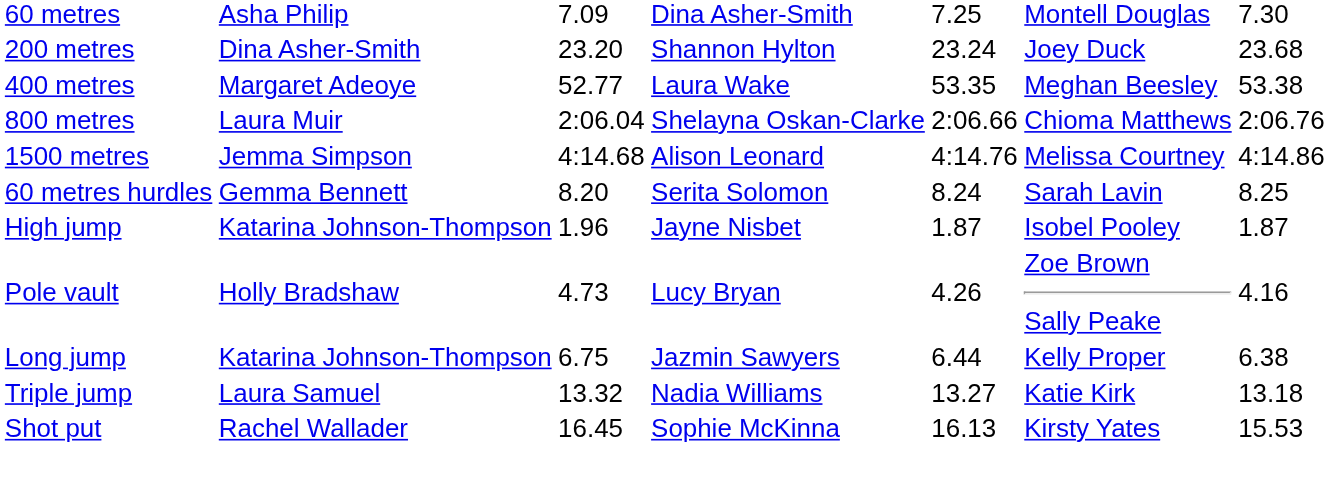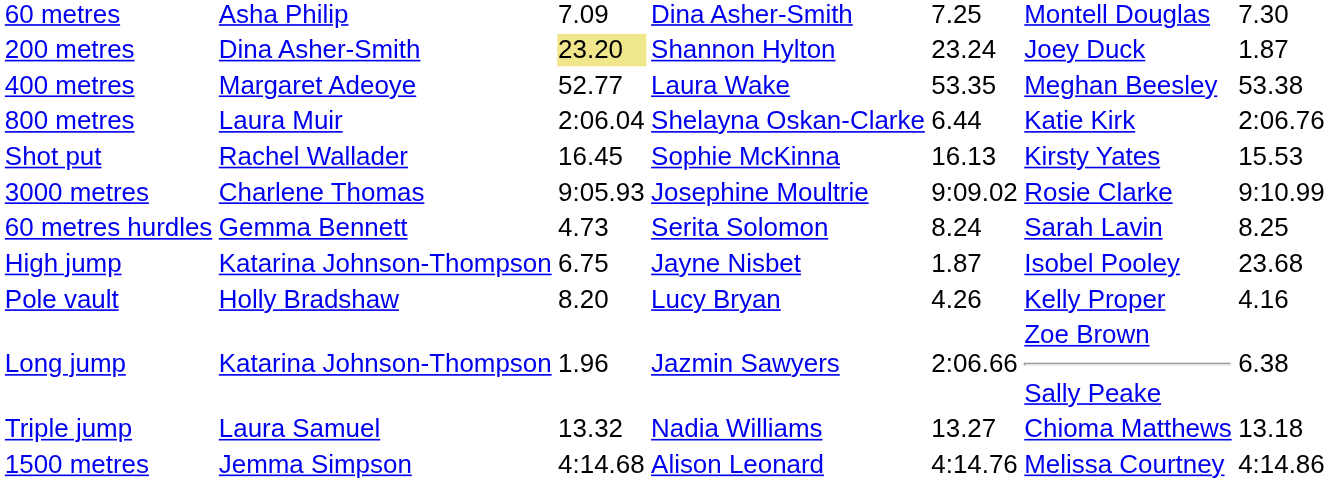(591, 49) no background -> (591, 49) khaki background
(1271, 49) 23.68 -> (1263, 49) 1.87
(975, 121) 2:06.66 -> (957, 121) 6.44
(1128, 121) Chioma Matthews -> (1080, 121) Katie Kirk
rows swapped: (77, 156) <-> (53, 428)
+ row: (77, 192)
(583, 192) 8.20 -> (583, 227) 4.73
(583, 227) 1.96 -> (583, 263) 6.75
(1263, 227) 1.87 -> (1271, 263) 23.68
(583, 292) 4.73 -> (583, 299) 8.20
(1128, 292) Zoe Brown Sally Peake -> (1095, 299) Kelly Proper
(583, 357) 6.75 -> (583, 364) 1.96
(957, 357) 6.44 -> (975, 364) 2:06.66
(1095, 357) Kelly Proper -> (1128, 364) Zoe Brown Sally Peake
(1080, 393) Katie Kirk -> (1128, 428) Chioma Matthews
